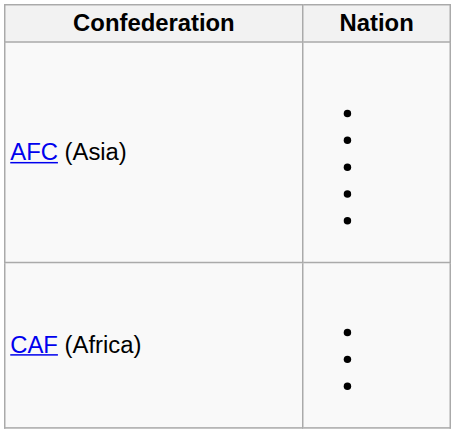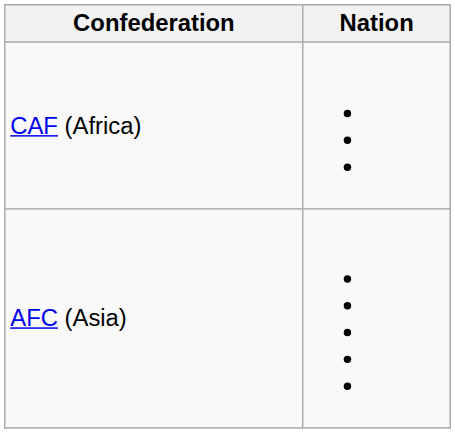rows swapped: (76, 344) <-> (69, 152)
